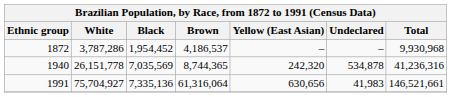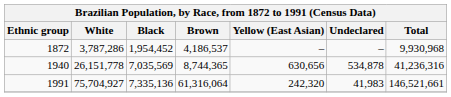(306, 65) 242,320 -> (306, 65) 630,656
(306, 83) 630,656 -> (306, 83) 242,320
